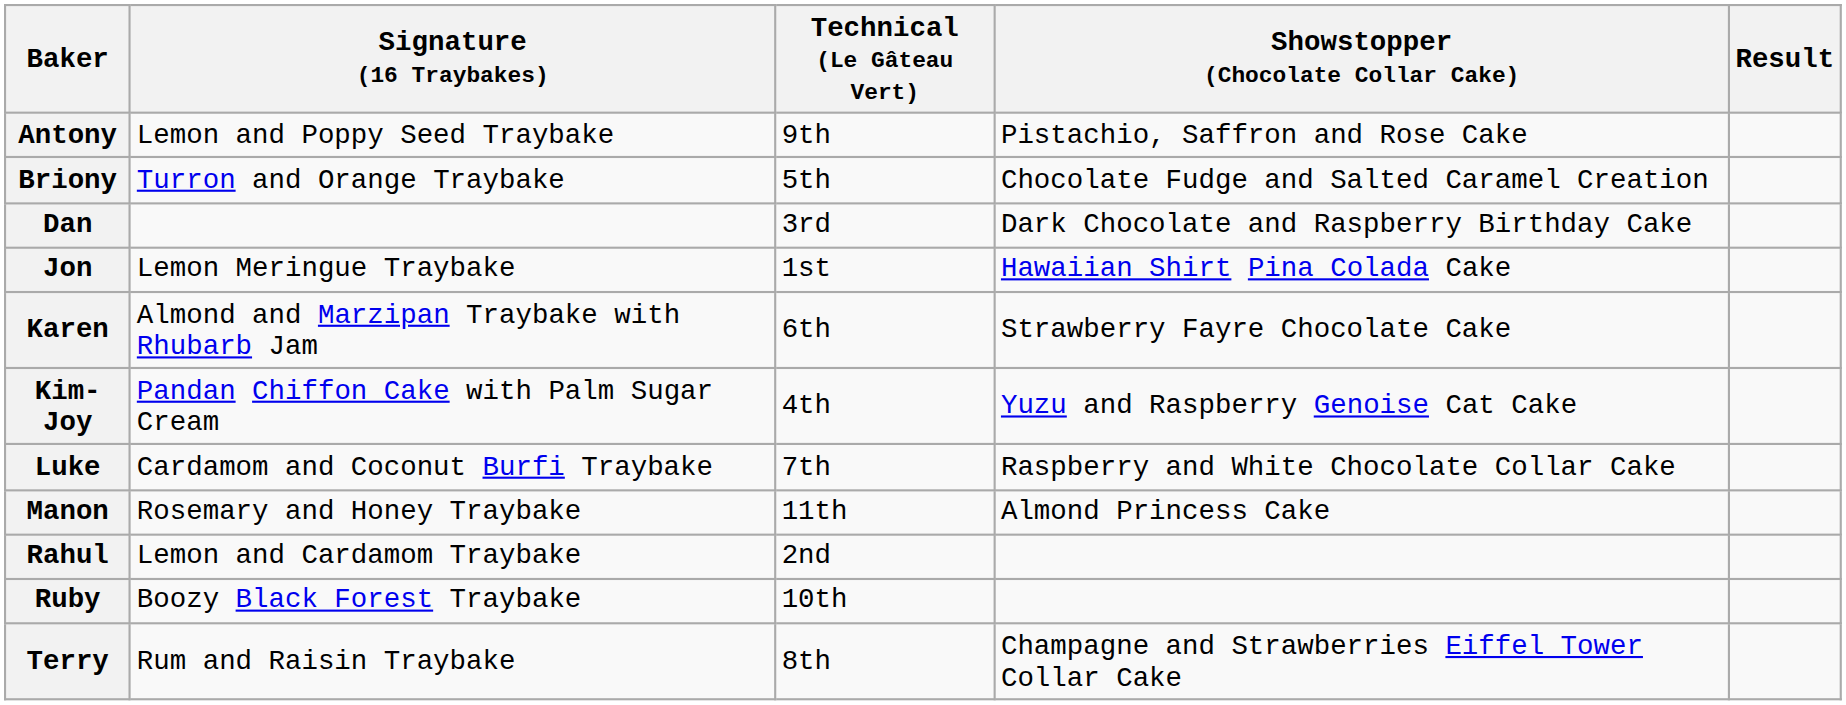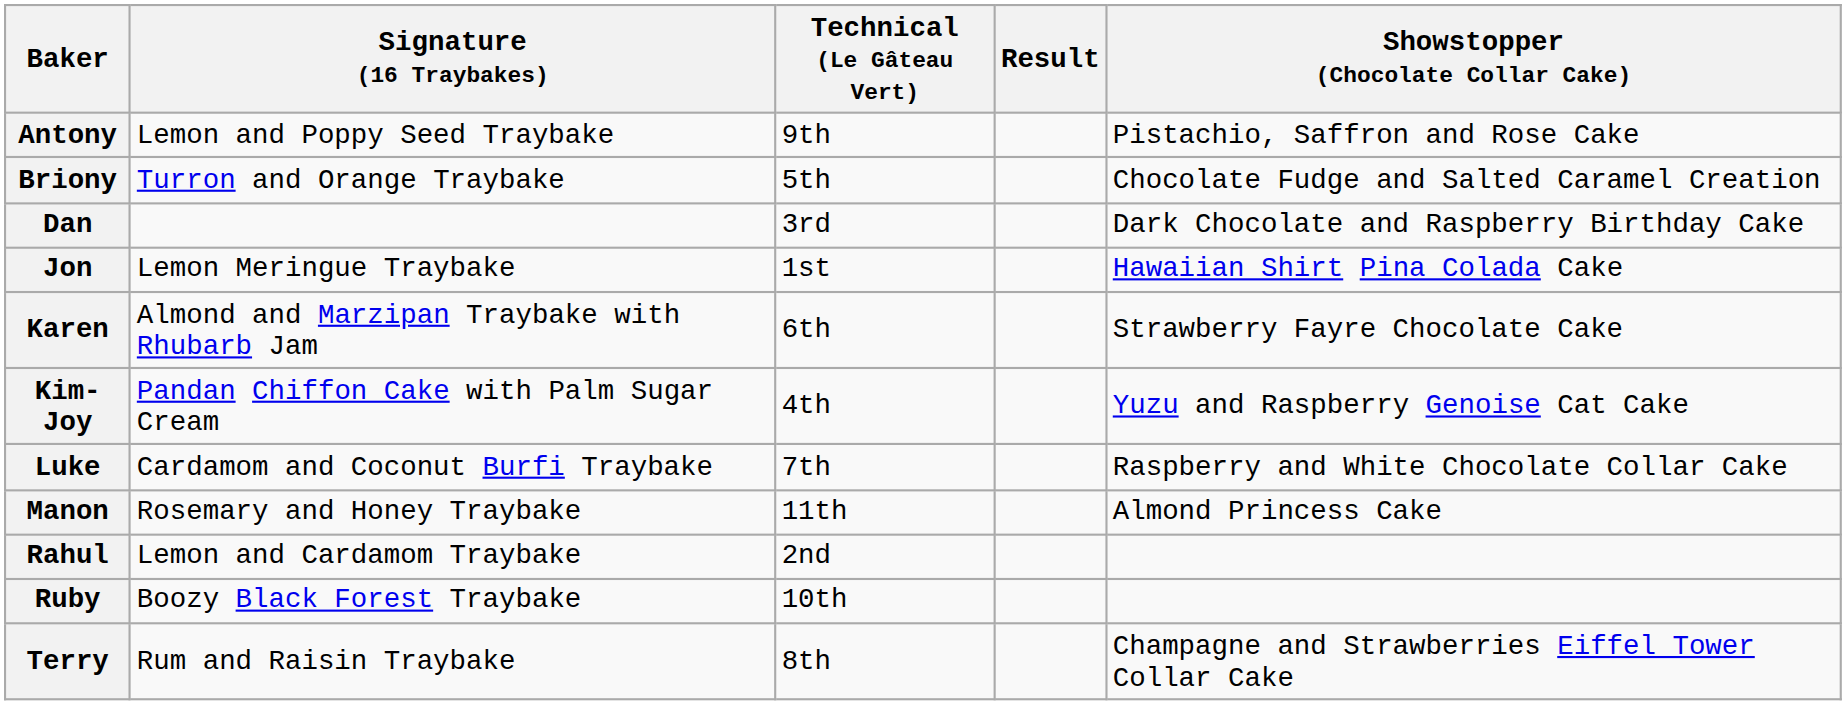columns swapped: (1362, 58) <-> (1785, 59)
